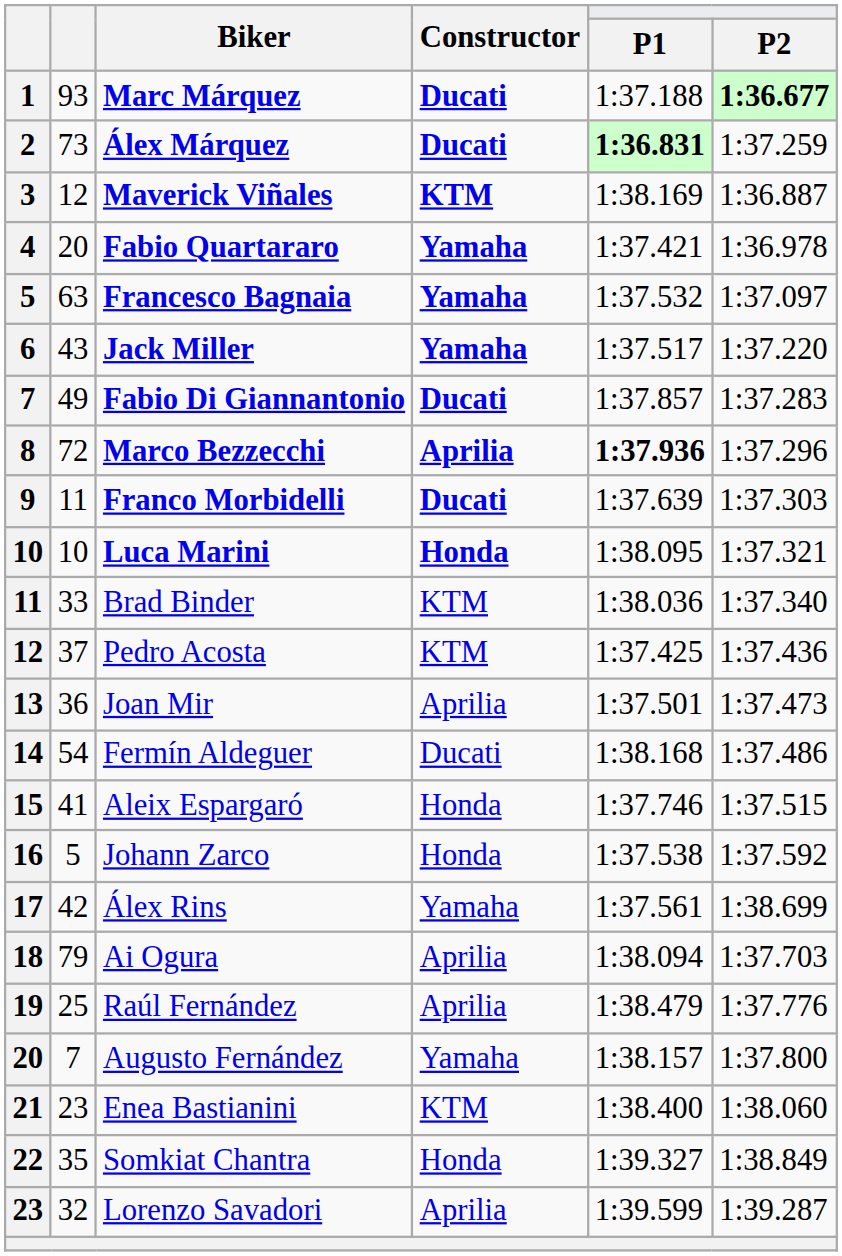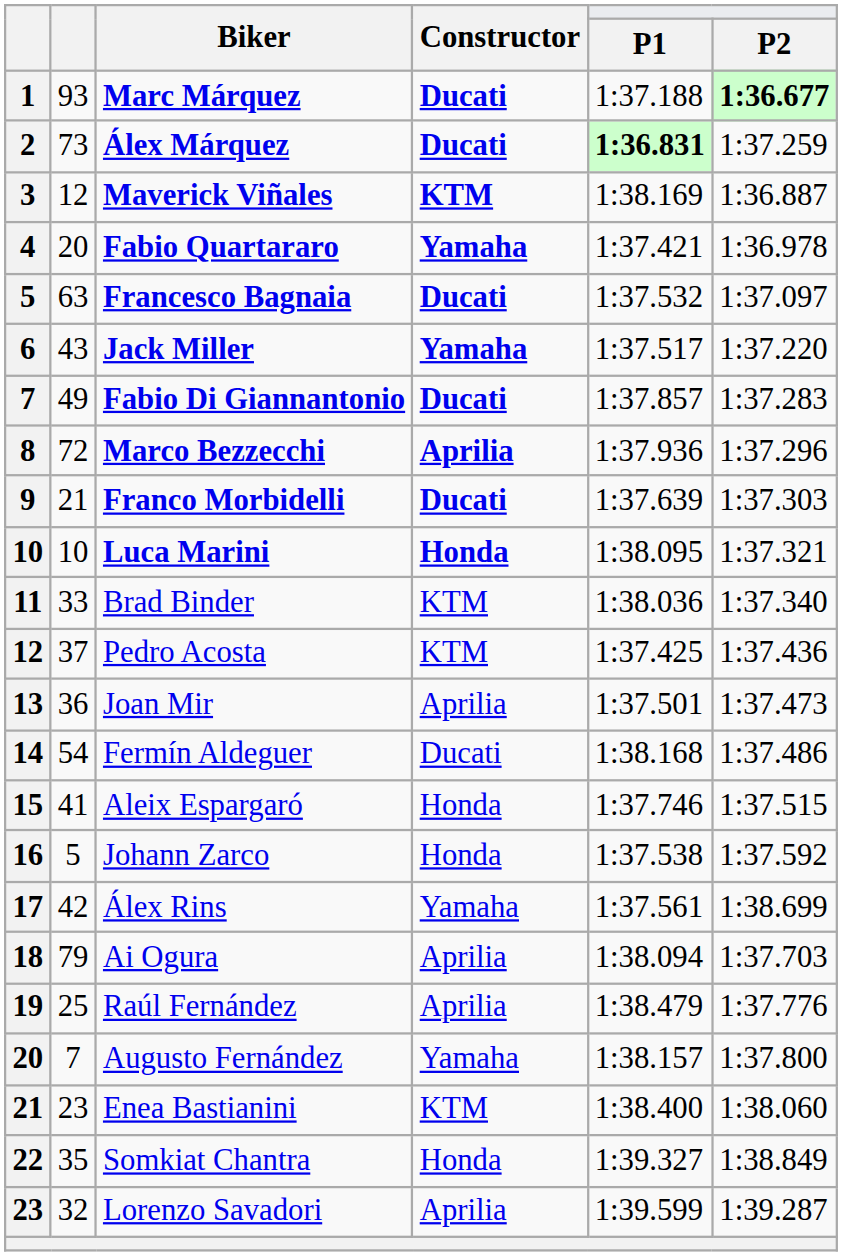(473, 297) Yamaha -> (463, 297) Ducati
(650, 449) bold -> (649, 449) normal
(73, 500) 11 -> (73, 500) 21
